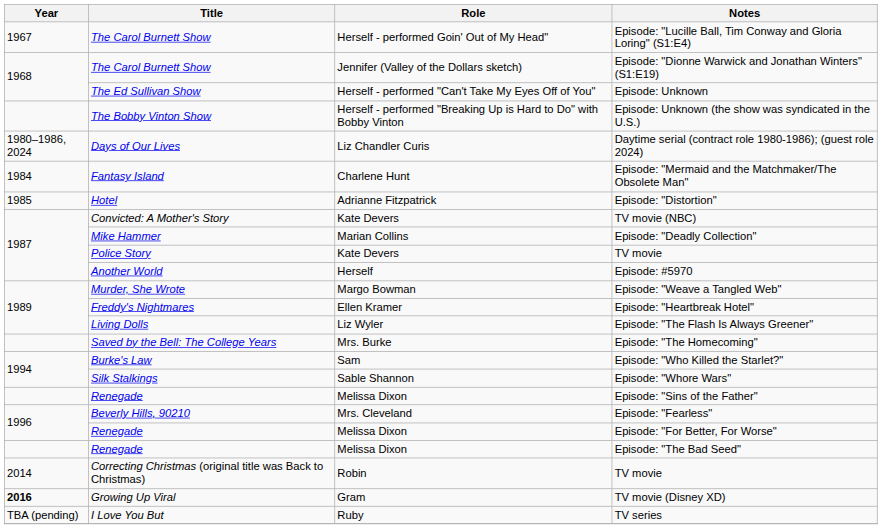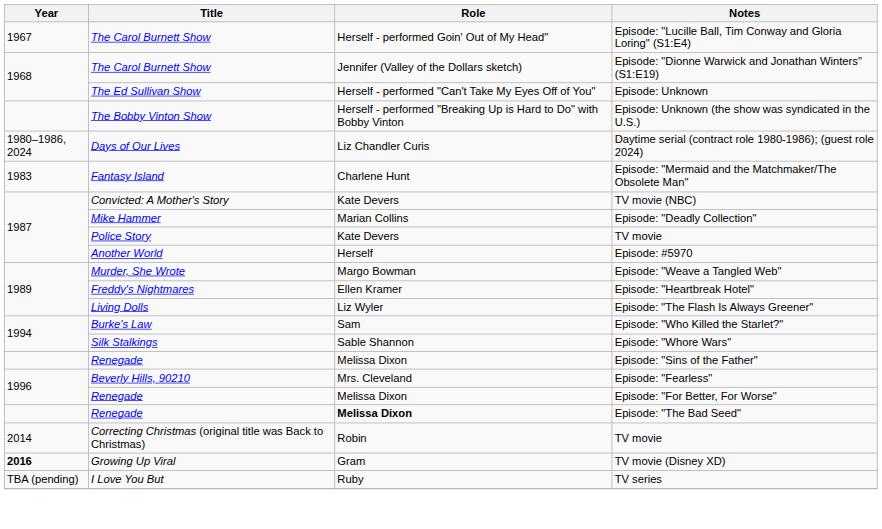(19, 176) 1984 -> (19, 176) 1983
- row: (104, 200)
- row: (184, 342)
(372, 449) normal -> (375, 413) bold
